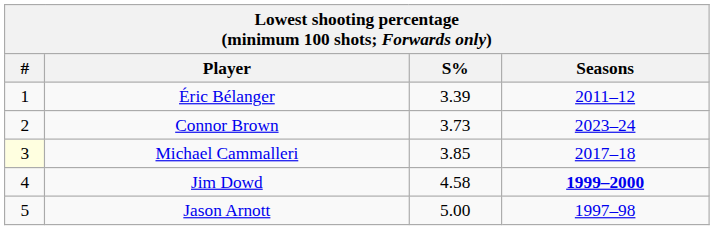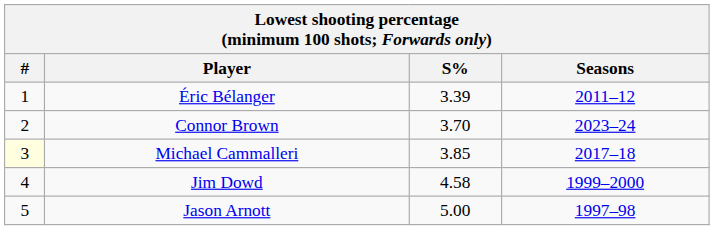(455, 125) 3.73 -> (455, 125) 3.70
(605, 182) bold -> (605, 182) normal
